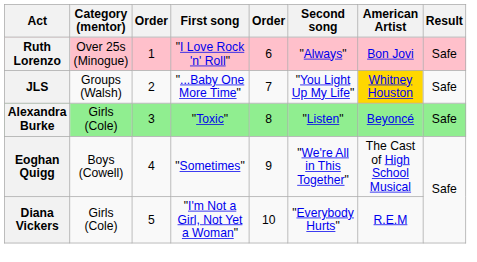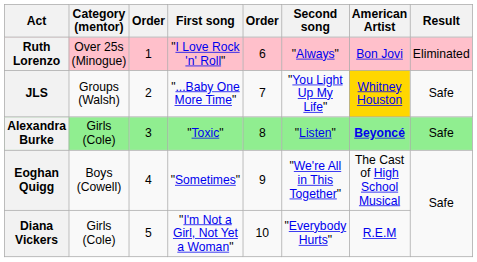(444, 53) Safe -> (441, 53) Eliminated
(390, 119) normal -> (380, 133) bold
